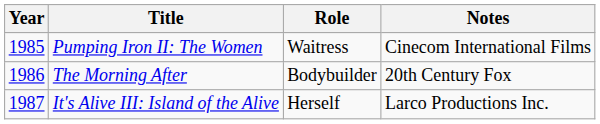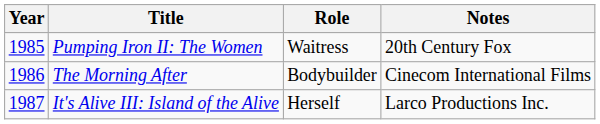(488, 47) Cinecom International Films -> (448, 47) 20th Century Fox
(448, 75) 20th Century Fox -> (488, 75) Cinecom International Films
